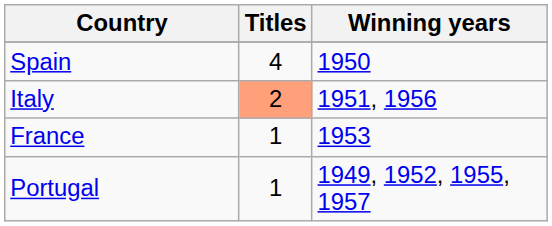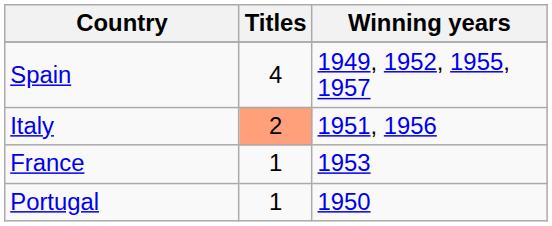(344, 61) 1950 -> (414, 74) 1949, 1952, 1955, 1957
(414, 188) 1949, 1952, 1955, 1957 -> (344, 201) 1950
